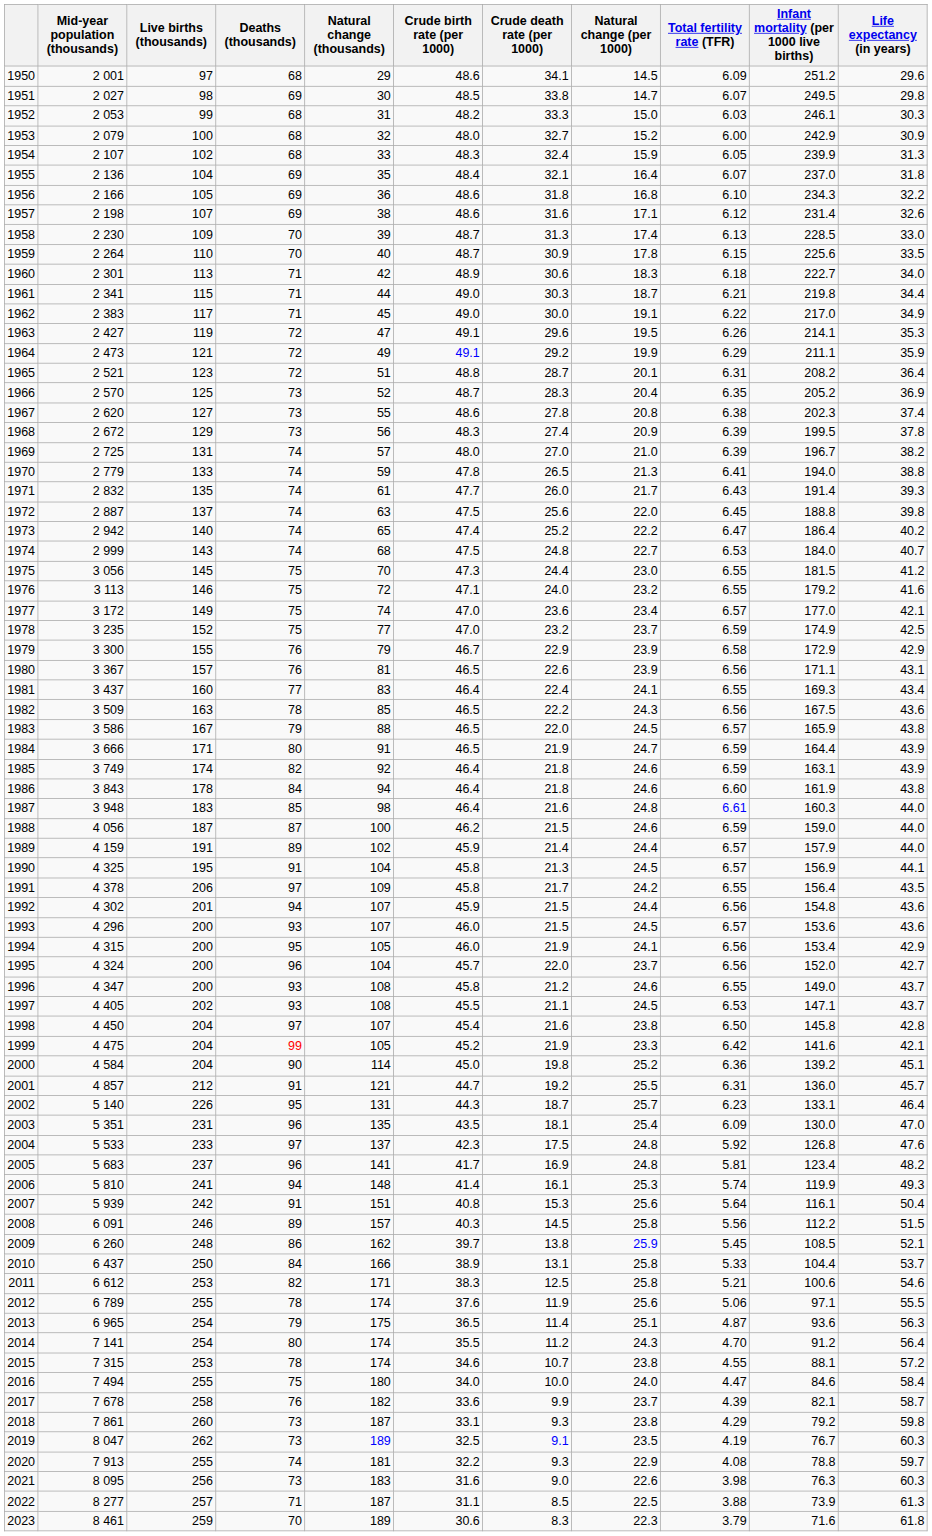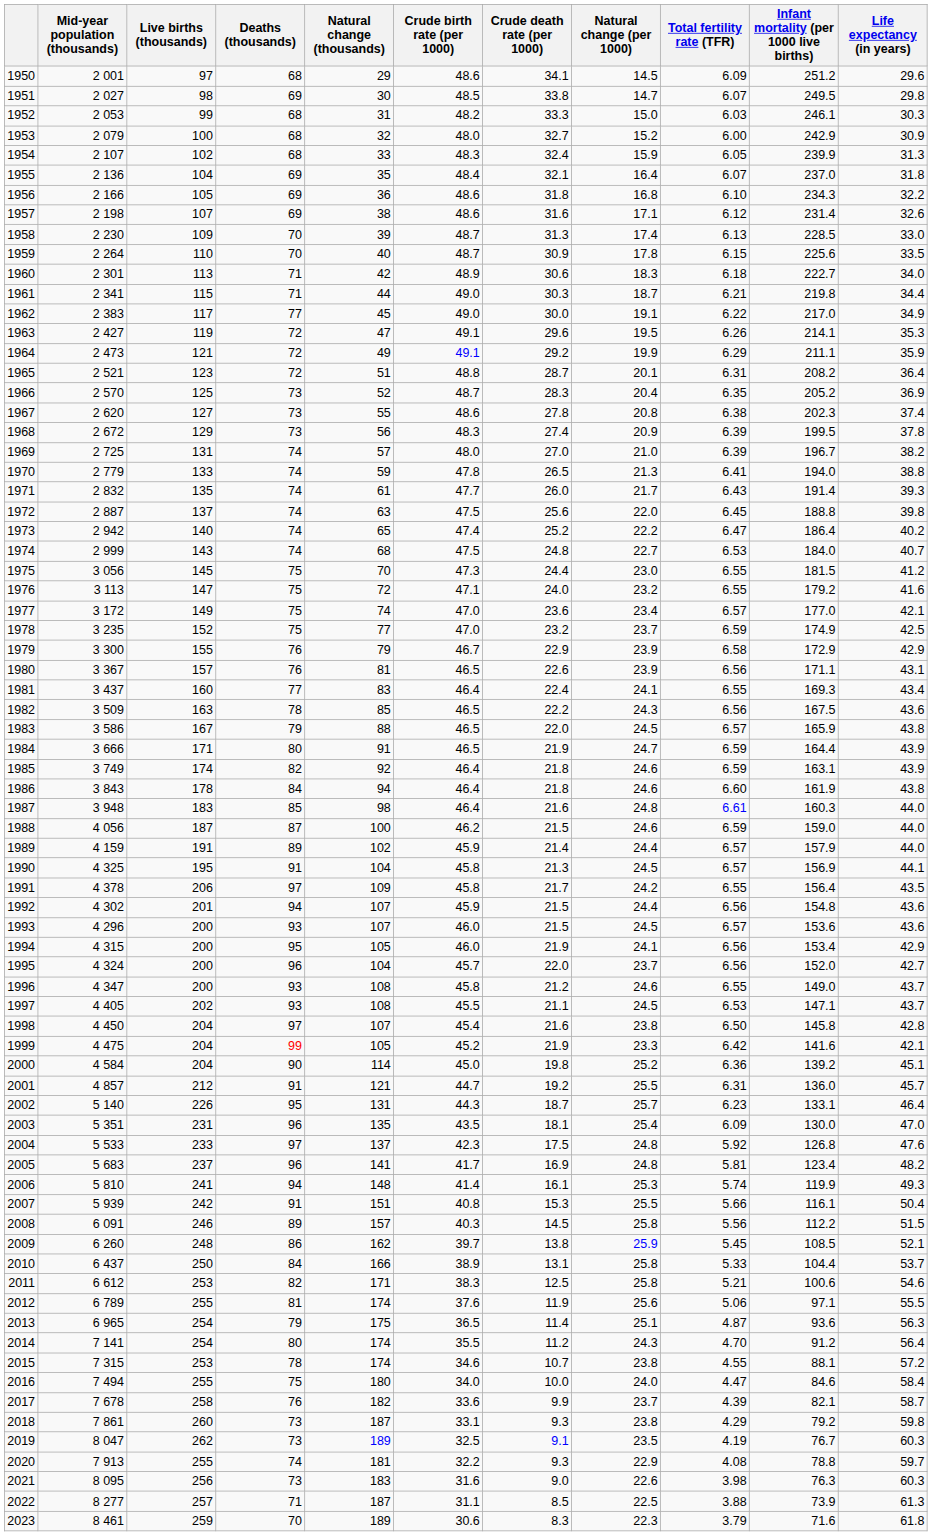(291, 313) 71 -> (291, 313) 77
(199, 590) 146 -> (199, 590) 147
(645, 1204) 25.6 -> (645, 1204) 25.5
(734, 1204) 5.64 -> (734, 1204) 5.66
(291, 1303) 78 -> (291, 1303) 81
